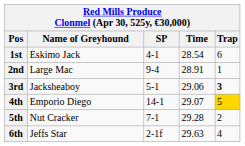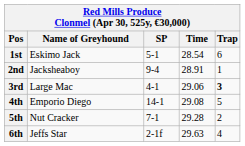(153, 54) 4-1 -> (153, 54) 5-1
(51, 70) Large Mac -> (55, 70) Jacksheaboy
(55, 86) Jacksheaboy -> (51, 86) Large Mac
(153, 86) 5-1 -> (153, 86) 4-1
(193, 102) 29.07 -> (193, 102) 29.08
(220, 102) gold background -> (220, 102) no background
